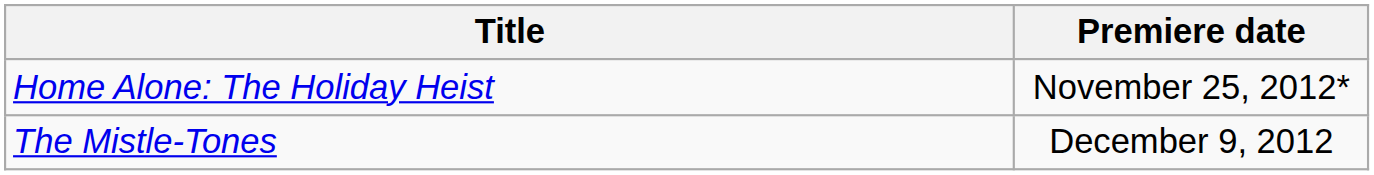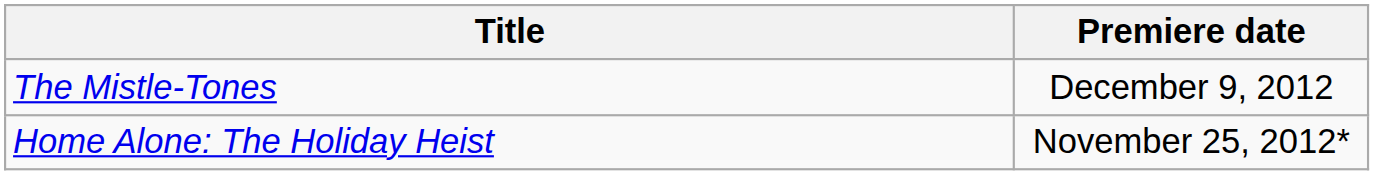rows swapped: (253, 86) <-> (145, 141)
